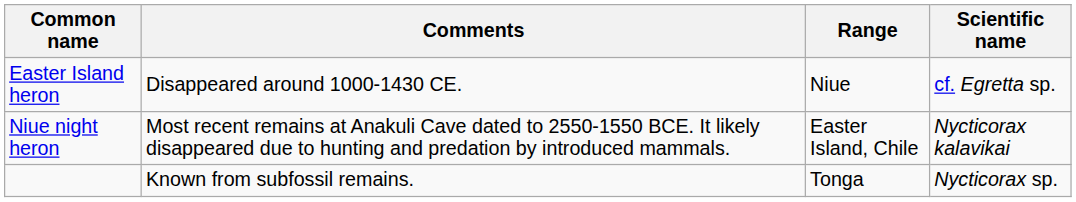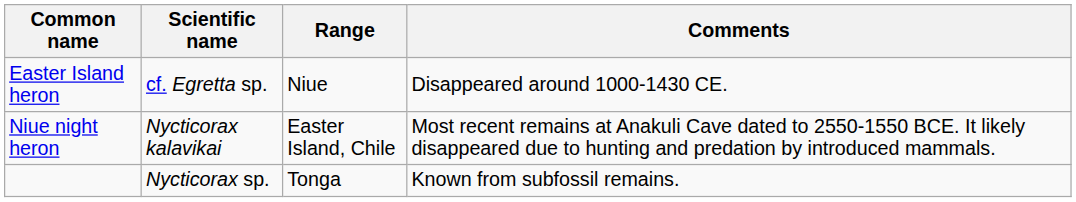columns swapped: (1000, 31) <-> (473, 31)
